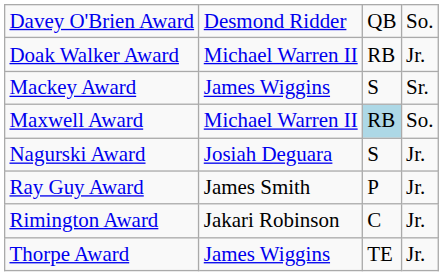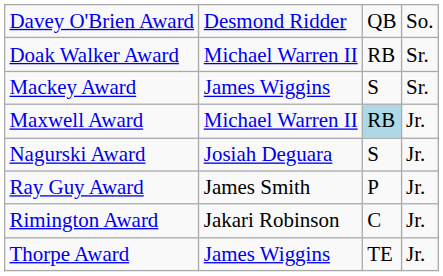(416, 54) Jr. -> (417, 54) Sr.
(420, 120) So. -> (416, 120) Jr.
